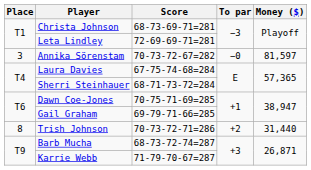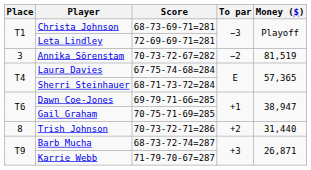(235, 56) −0 -> (235, 56) −2
(280, 56) 81,597 -> (280, 56) 81,519
(174, 99) 70-75-71-69=285 -> (174, 99) 69-79-71-66=285
(174, 114) 69-79-71-66=285 -> (174, 114) 70-75-71-69=285
